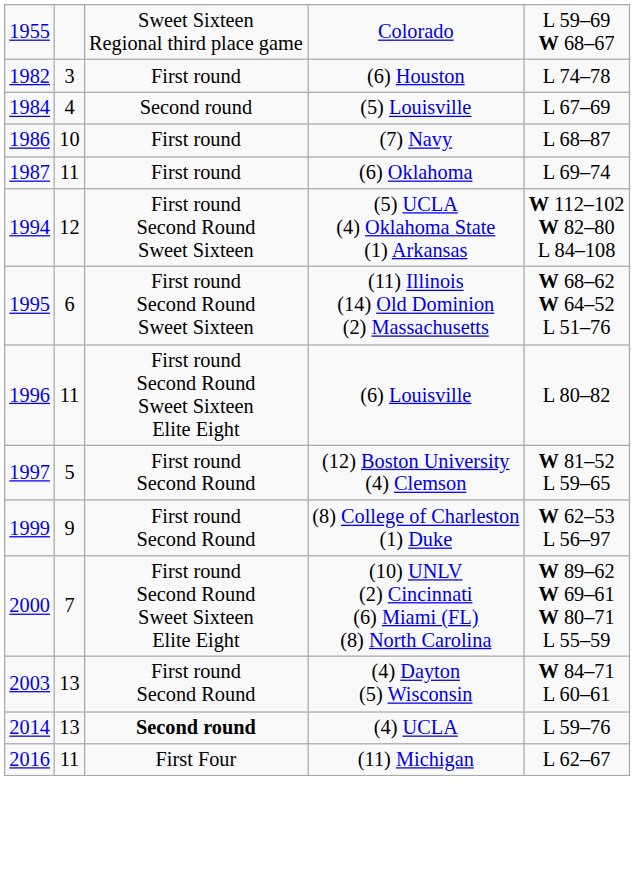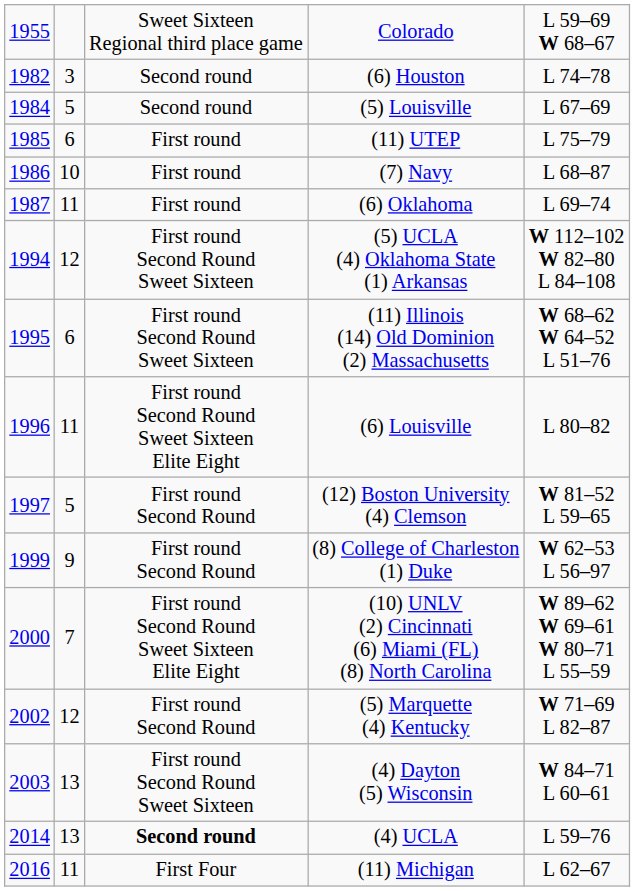(196, 75) First round -> (196, 75) Second round
(69, 107) 4 -> (69, 107) 5
+ row: (416, 140)
+ row: (416, 715)
(196, 683) First round Second Round -> (196, 782) First round Second Round Sweet Sixteen
